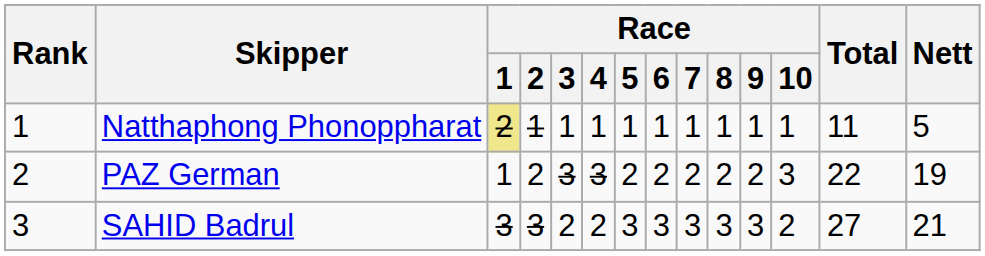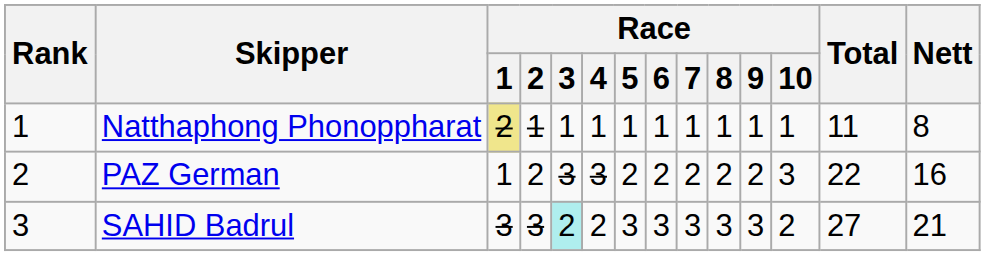(921, 126) 5 -> (921, 126) 8
(930, 175) 19 -> (930, 175) 16
(567, 224) no background -> (567, 224) paleturquoise background
